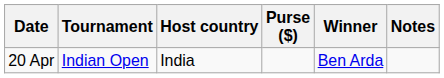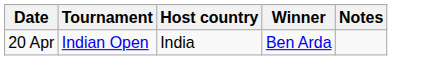- column: (288, 26)
